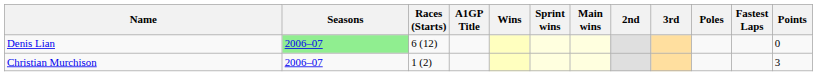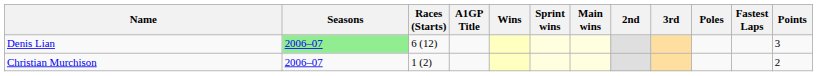(777, 43) 0 -> (777, 43) 3
(777, 61) 3 -> (777, 61) 2
